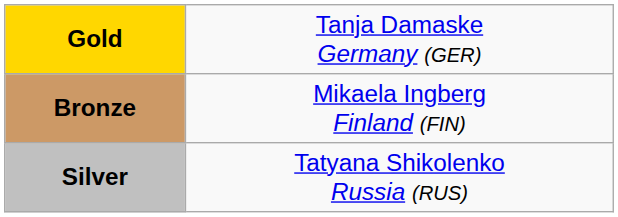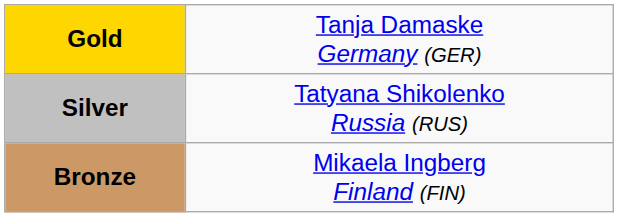rows swapped: (95, 176) <-> (95, 107)
